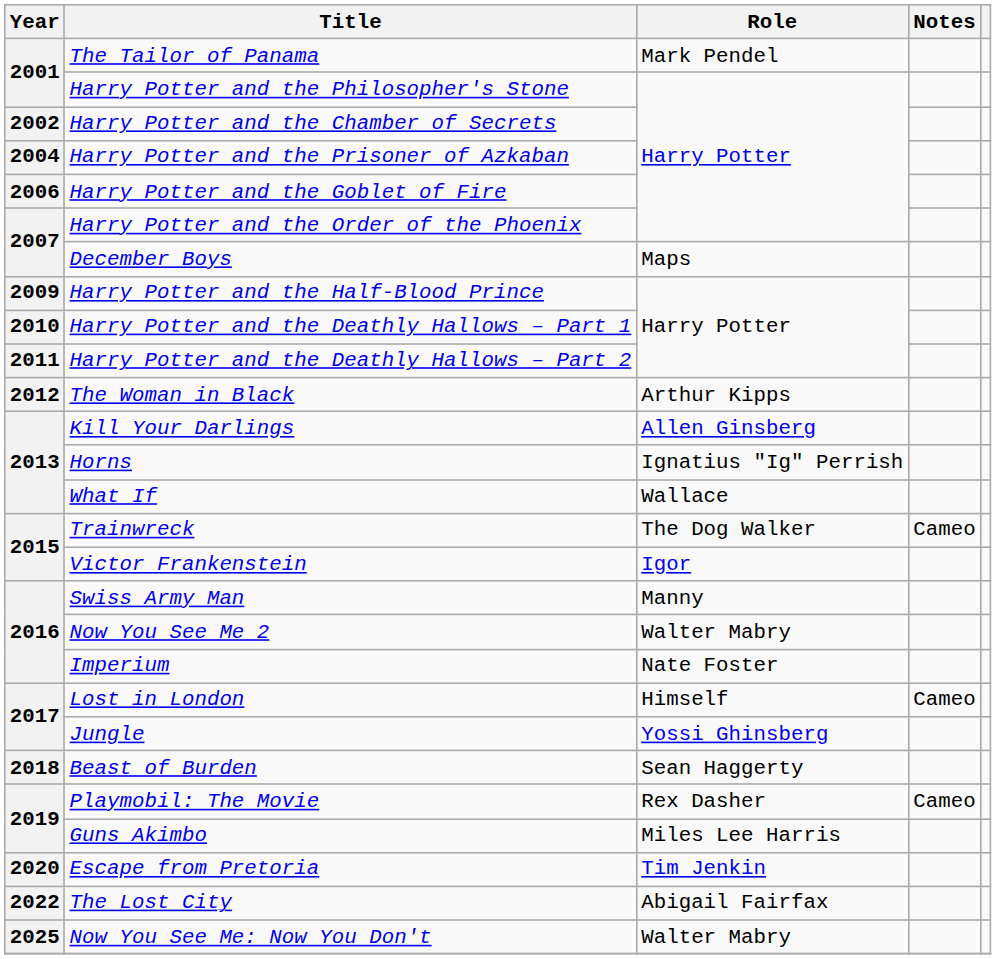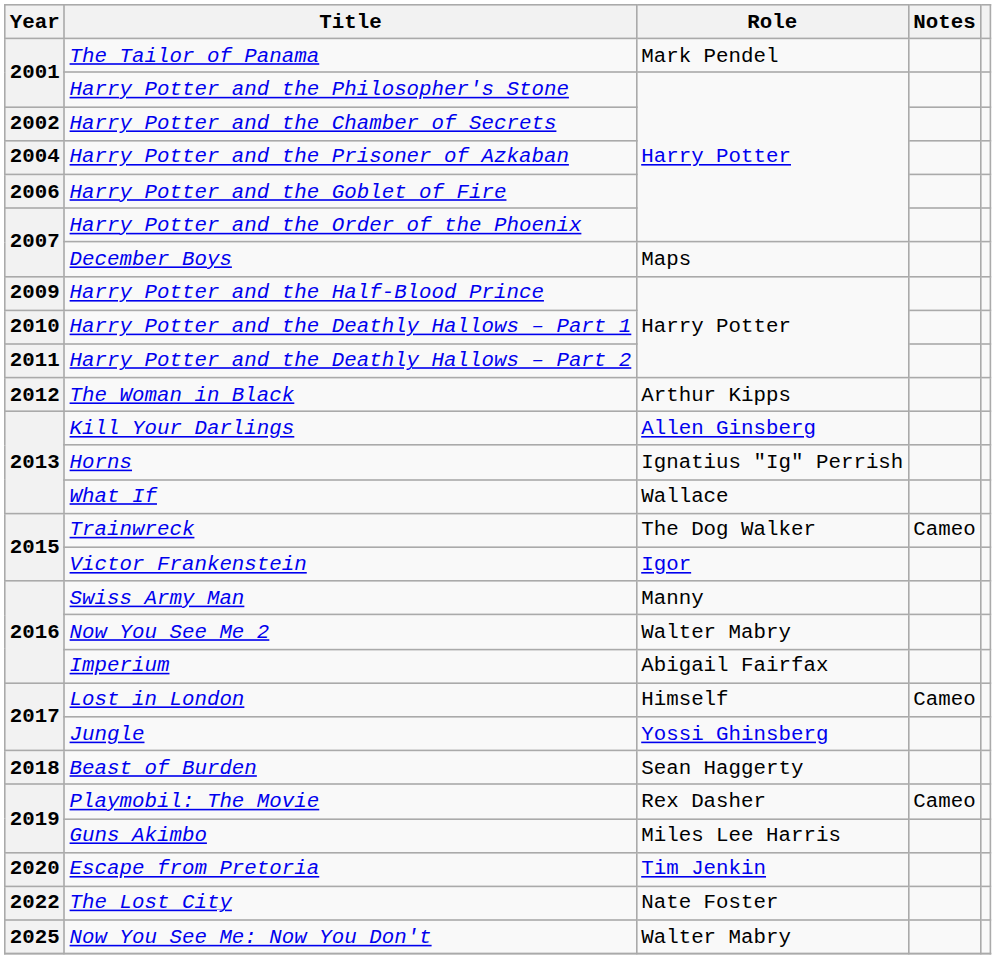(710, 666) Nate Foster -> (735, 666) Abigail Fairfax
(735, 903) Abigail Fairfax -> (710, 903) Nate Foster
